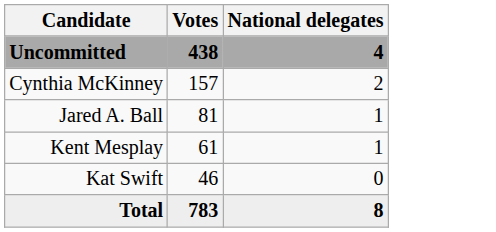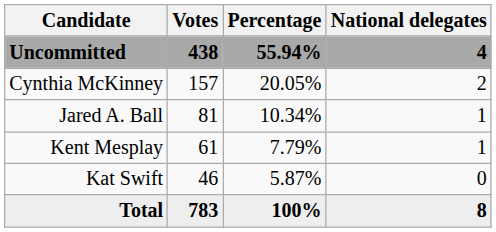+ column: (274, 20)
